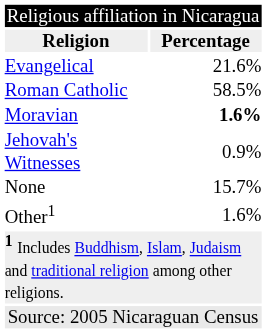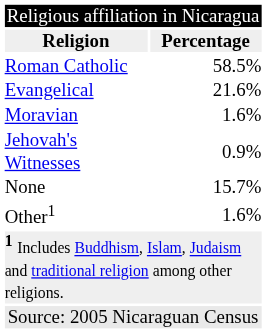rows swapped: (66, 90) <-> (49, 65)
(240, 115) bold -> (242, 115) normal
